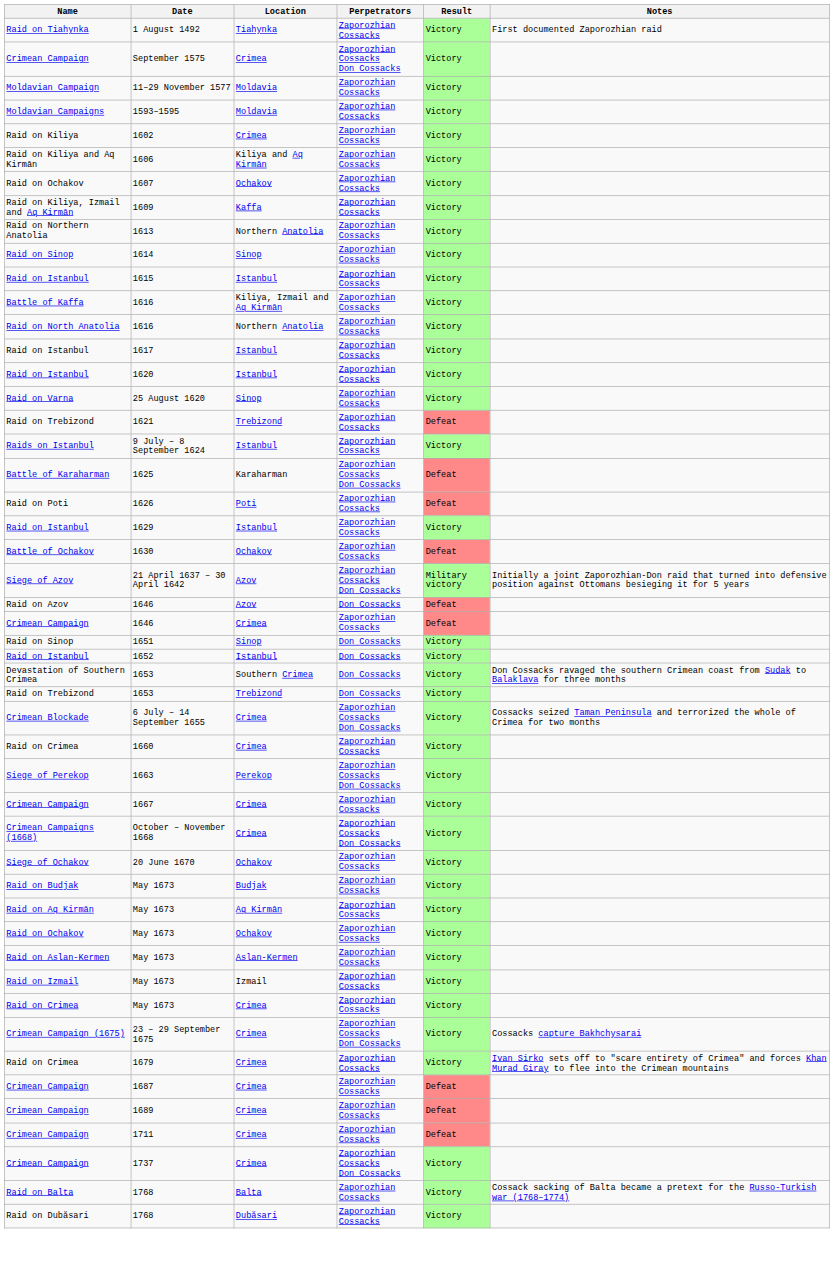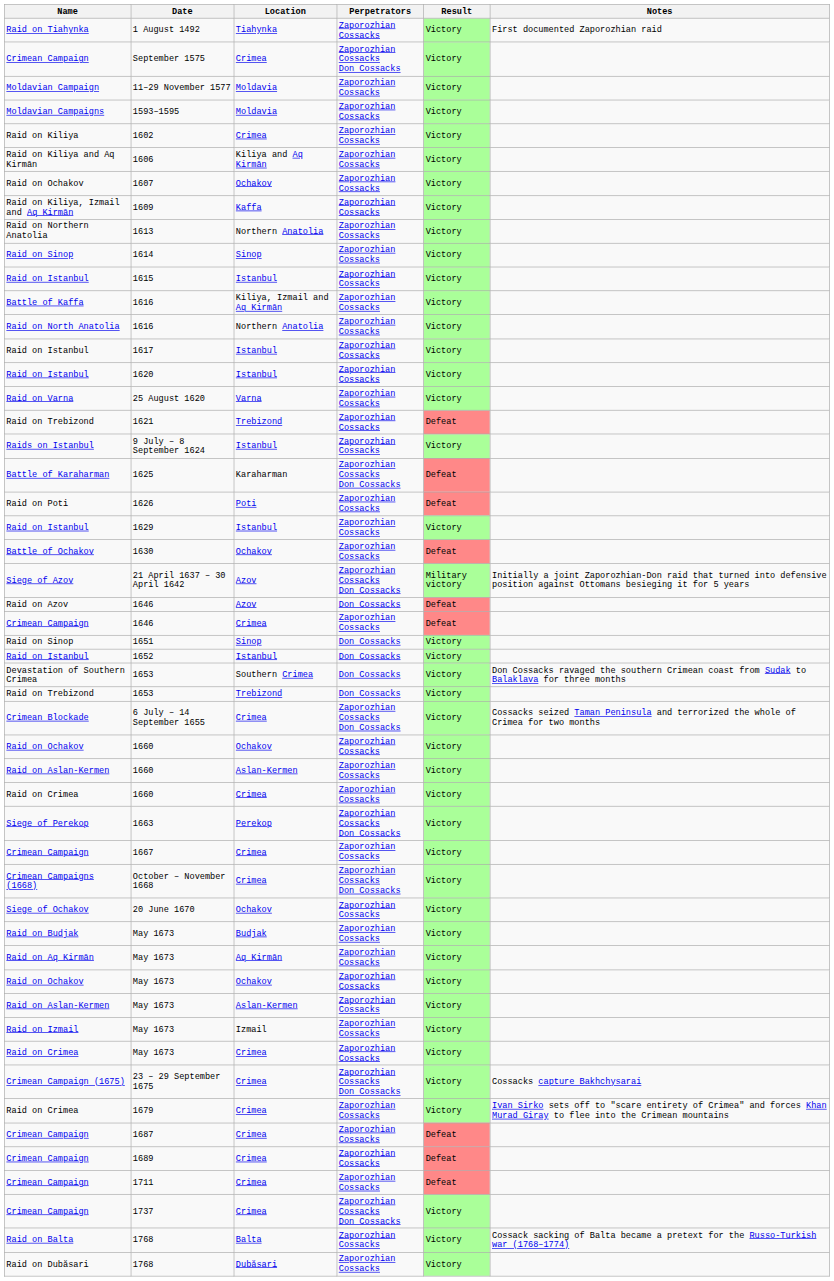(249, 398) Sinop -> (249, 398) Varna
+ row: (45, 747)
+ row: (58, 771)
